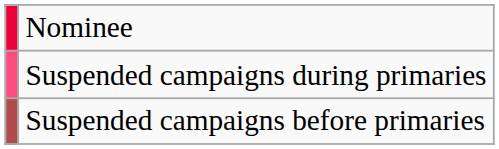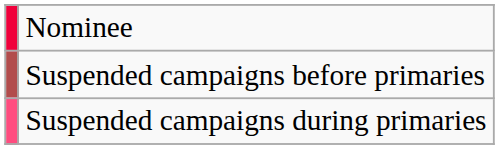rows swapped: (256, 74) <-> (255, 120)
